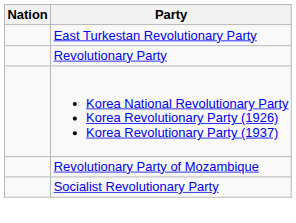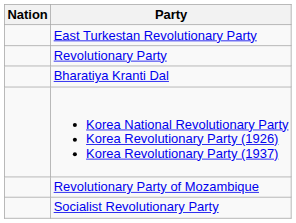+ row: (111, 76)
